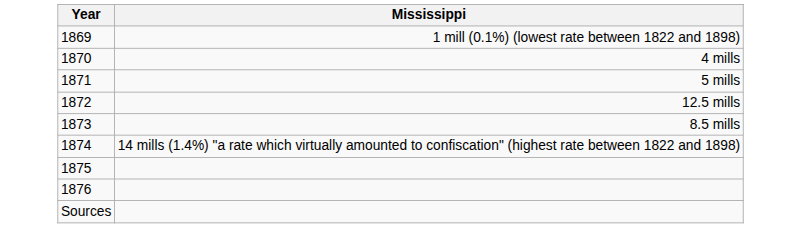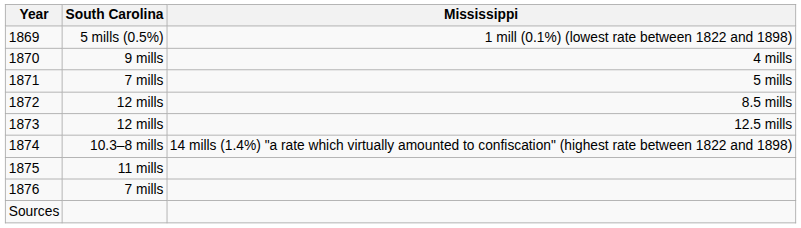+ column: (115, 15)
(711, 102) 12.5 mills -> (767, 102) 8.5 mills
(715, 124) 8.5 mills -> (763, 124) 12.5 mills
